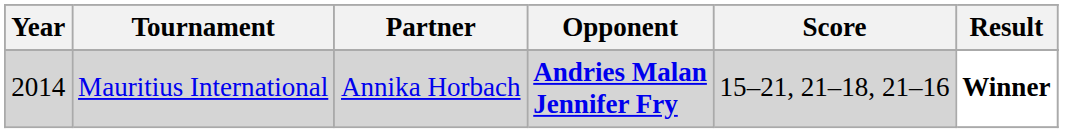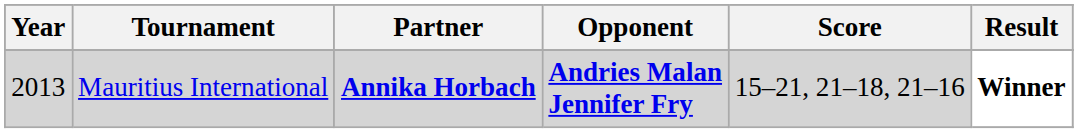(38, 87) 2014 -> (38, 87) 2013
(431, 87) normal -> (438, 87) bold
